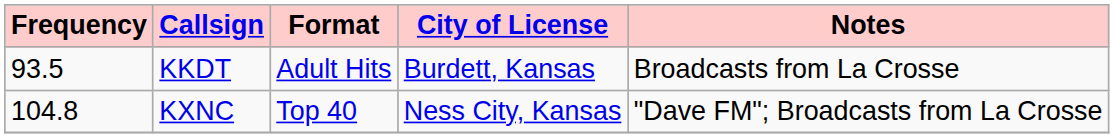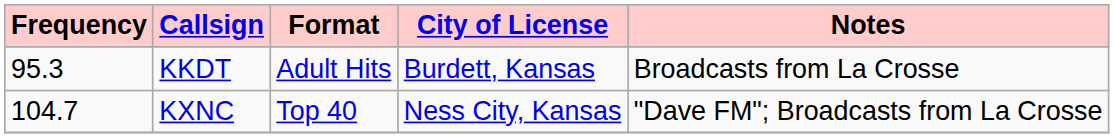(37, 68) 93.5 -> (37, 68) 95.3
(45, 111) 104.8 -> (45, 111) 104.7
